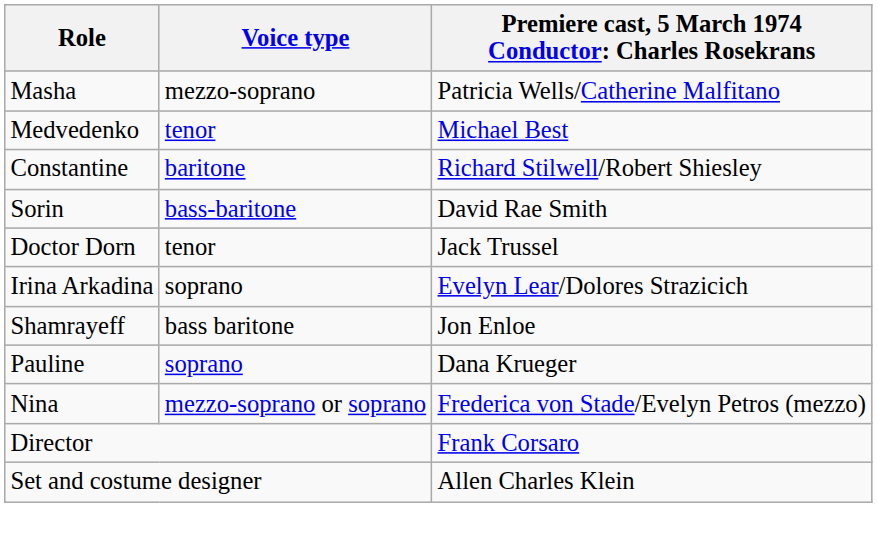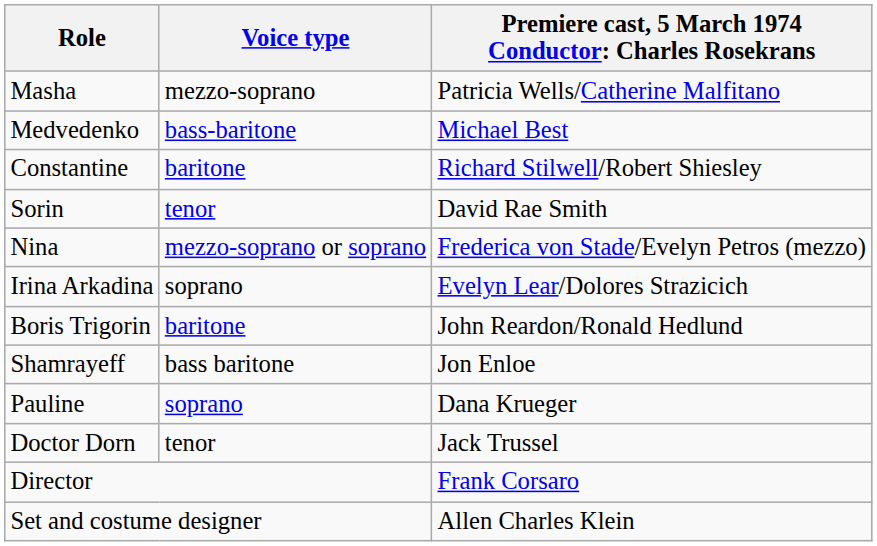(190, 129) tenor -> (231, 129) bass-baritone
(231, 208) bass-baritone -> (190, 208) tenor
rows swapped: (34, 403) <-> (73, 247)
+ row: (81, 325)
